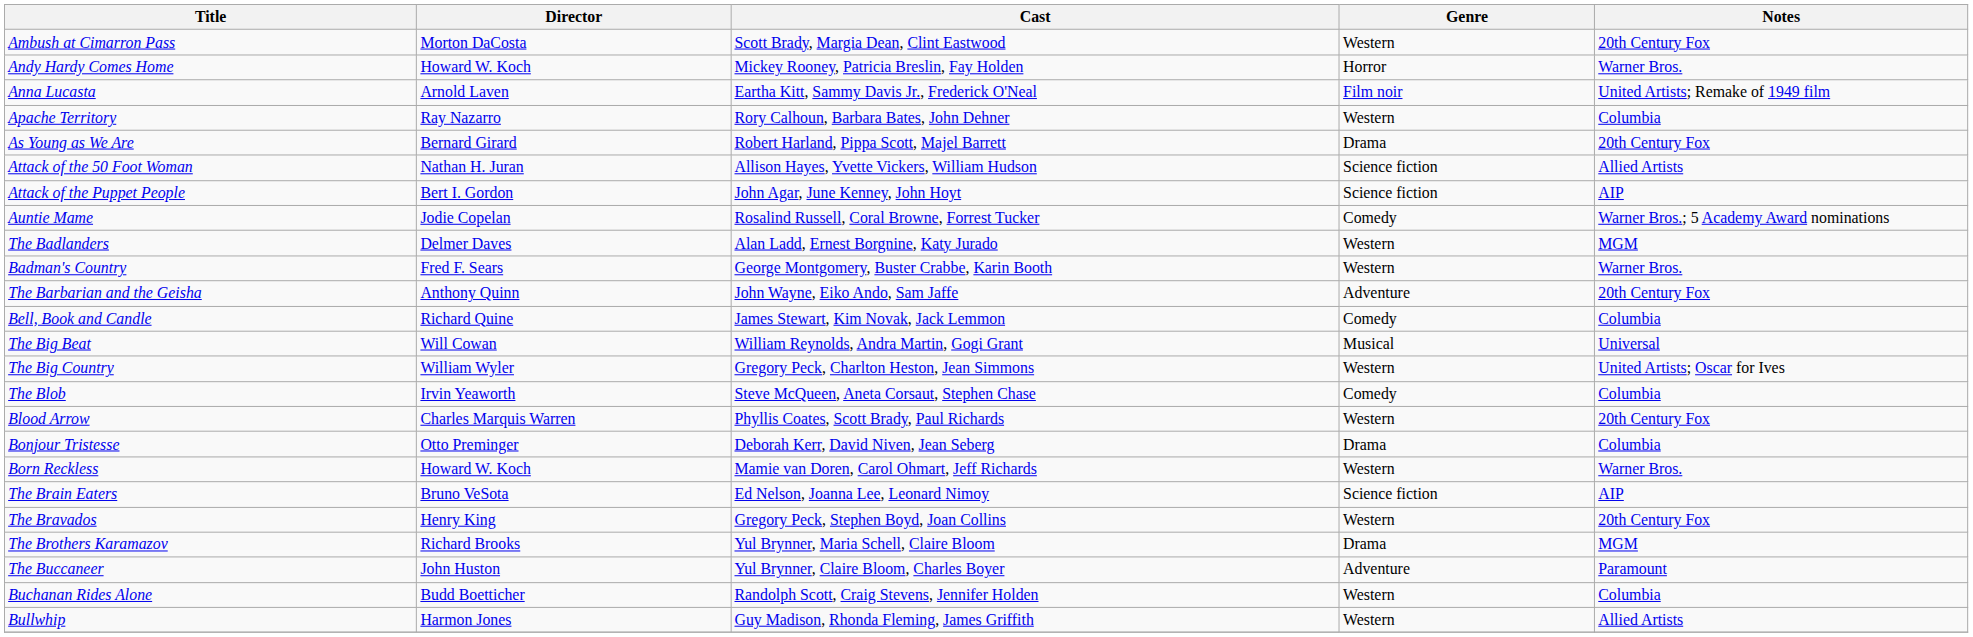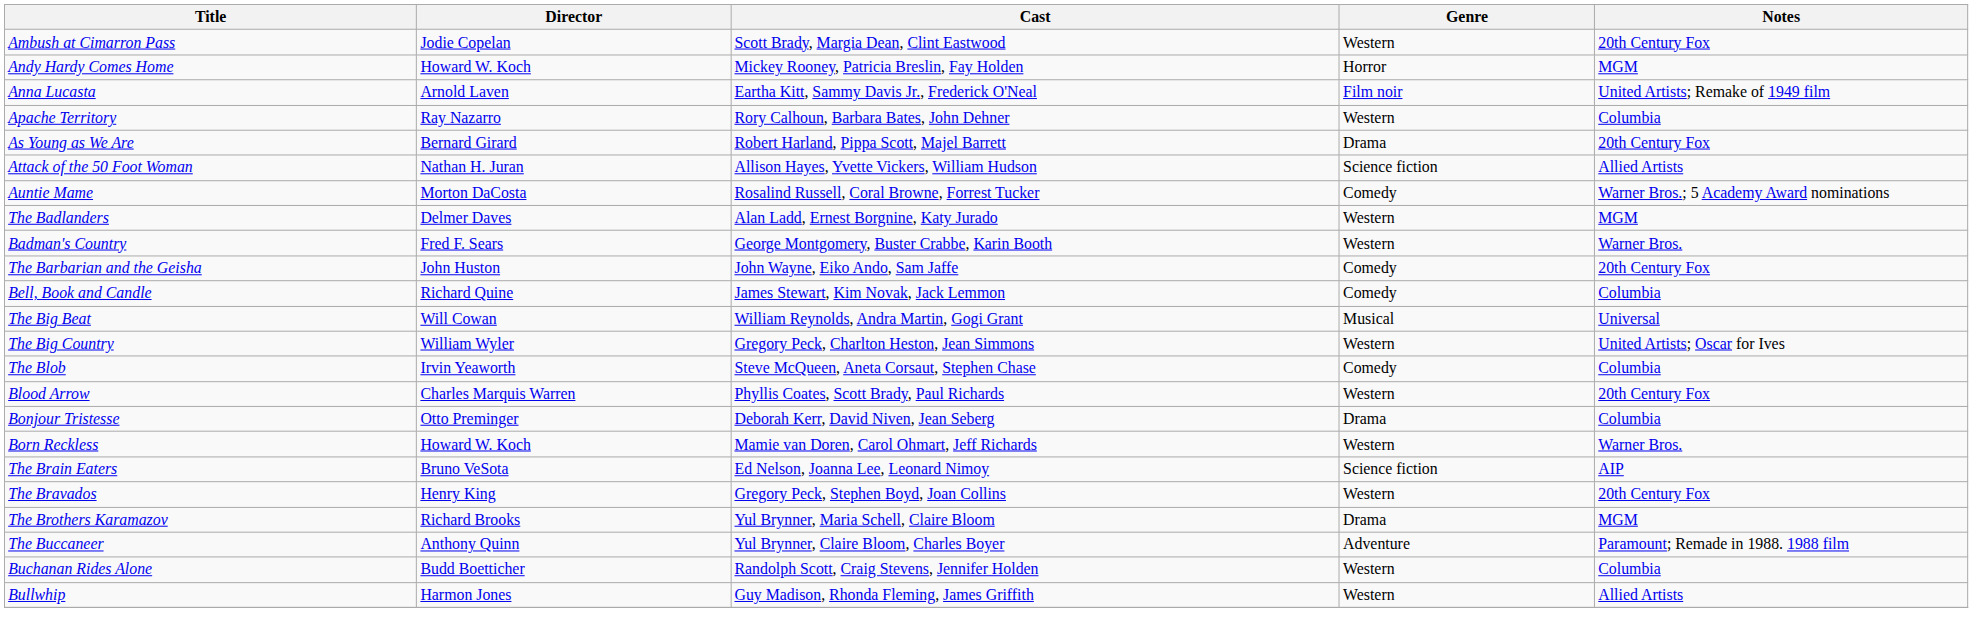(473, 42) Morton DaCosta -> (465, 42) Jodie Copelan
(1640, 67) Warner Bros. -> (1618, 67) MGM
- row: (97, 192)
(465, 218) Jodie Copelan -> (473, 192) Morton DaCosta
(470, 293) Anthony Quinn -> (460, 268) John Huston
(1376, 293) Adventure -> (1370, 268) Comedy
(460, 569) John Huston -> (470, 544) Anthony Quinn
(1633, 569) Paramount -> (1724, 544) Paramount; Remade in 1988. 1988 film
